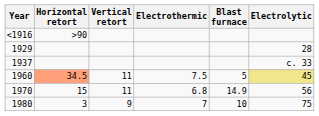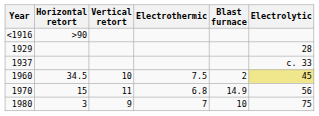(77, 76) lightsalmon background -> (77, 76) no background
(127, 76) 11 -> (127, 76) 10
(244, 76) 5 -> (244, 76) 2
